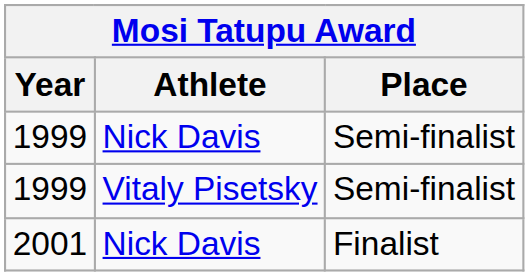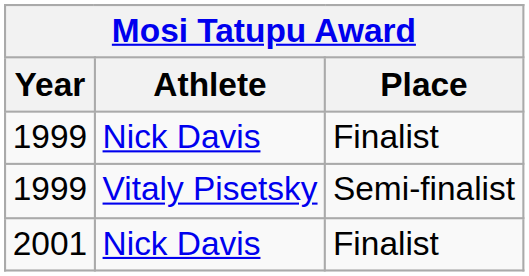(424, 137) Semi-finalist -> (386, 137) Finalist
